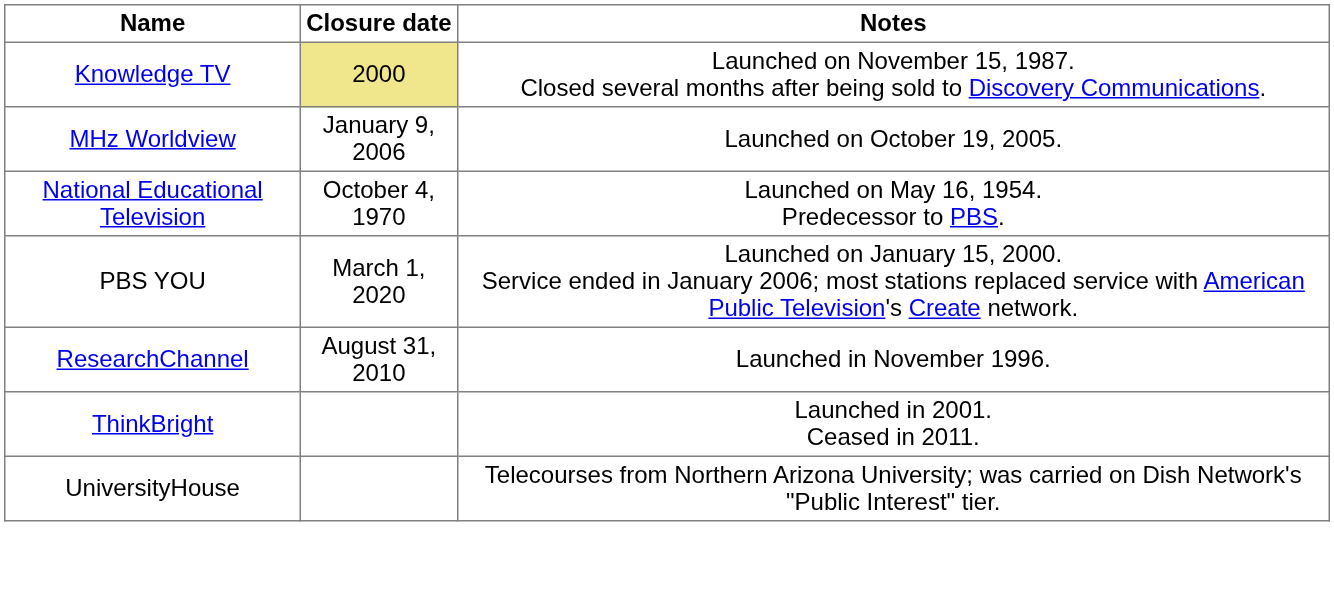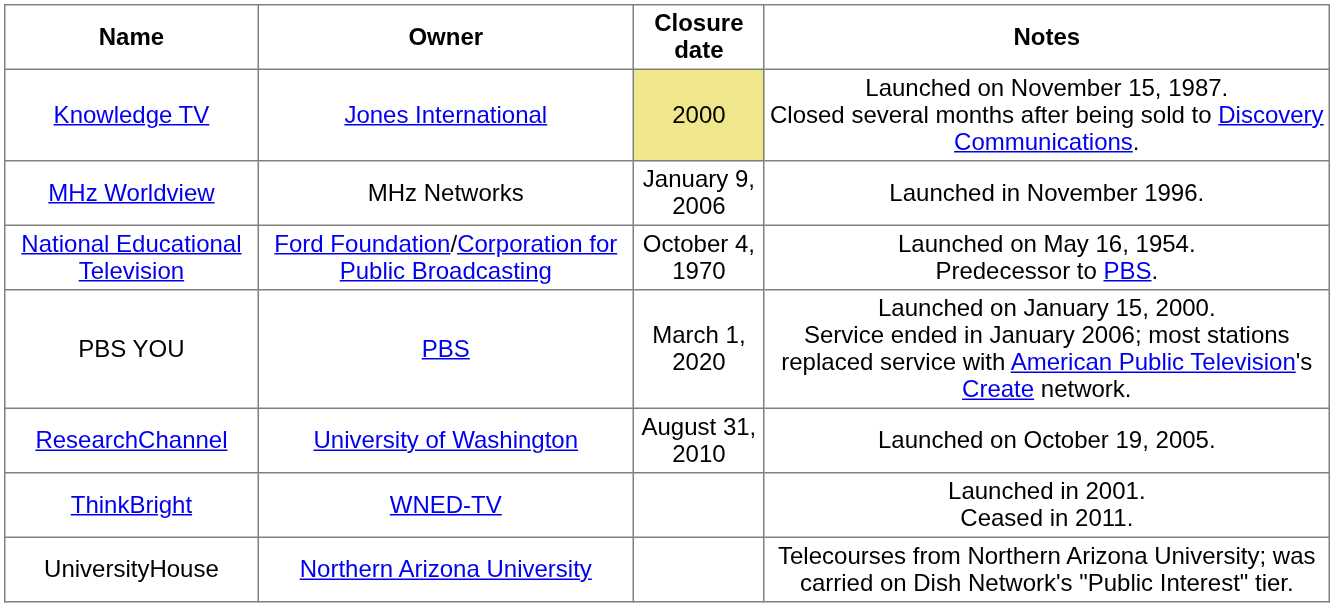+ column: (446, 36)
(893, 138) Launched on October 19, 2005. -> (1047, 192) Launched in November 1996.
(893, 359) Launched in November 1996. -> (1047, 440) Launched on October 19, 2005.
